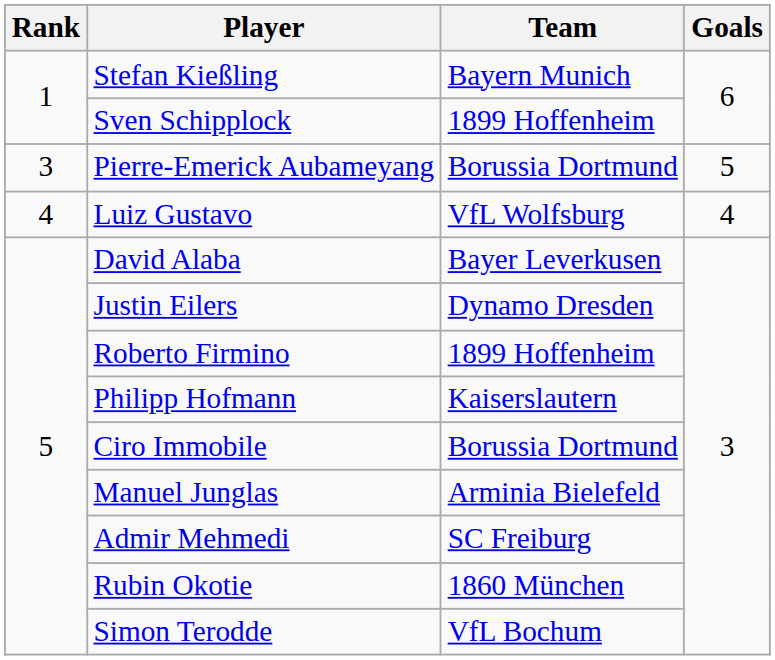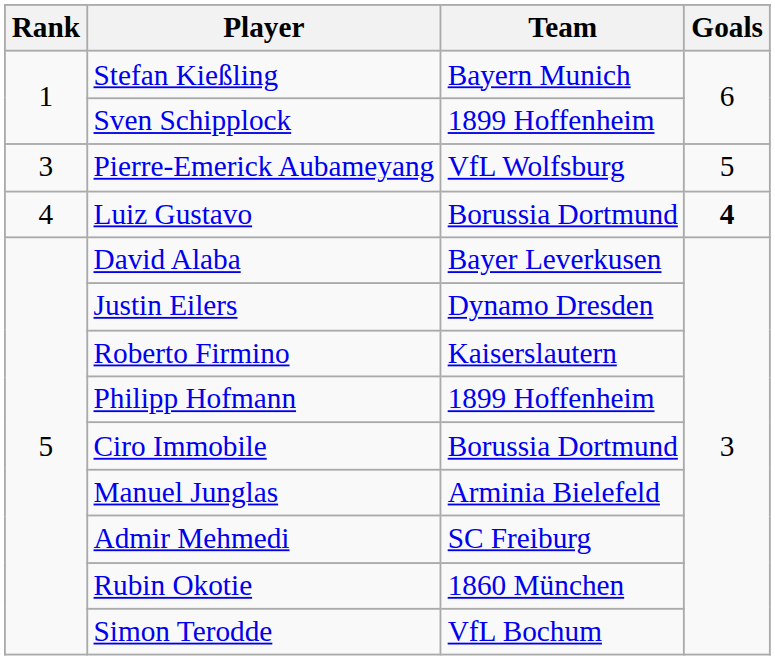(563, 167) Borussia Dortmund -> (536, 167) VfL Wolfsburg
(536, 213) VfL Wolfsburg -> (563, 213) Borussia Dortmund
(727, 213) normal -> (727, 213) bold
(551, 352) 1899 Hoffenheim -> (532, 352) Kaiserslautern
(532, 399) Kaiserslautern -> (551, 399) 1899 Hoffenheim
